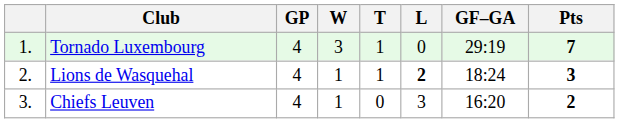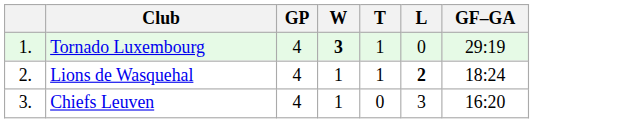- column: (571, 18)
(338, 46) normal -> (338, 46) bold
